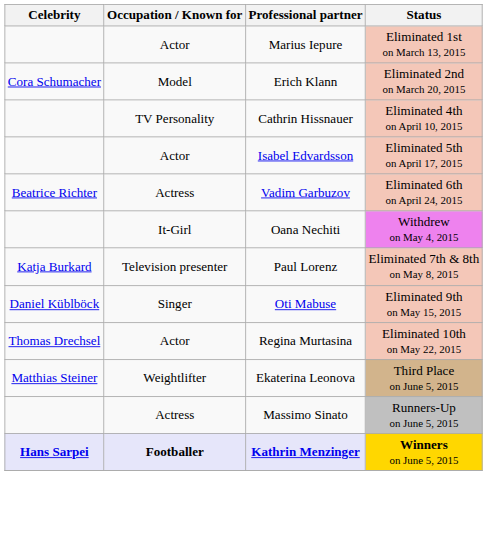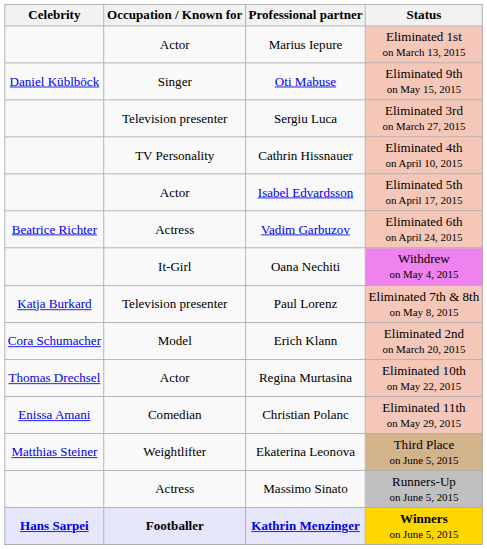rows swapped: (306, 81) <-> (306, 303)
+ row: (306, 118)
+ row: (306, 414)
